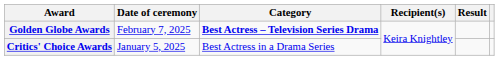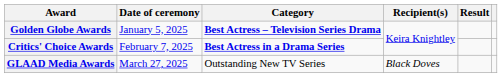(154, 30) February 7, 2025 -> (153, 30) January 5, 2025
(151, 47) January 5, 2025 -> (156, 47) February 7, 2025
(268, 47) normal -> (274, 47) bold
+ row: (61, 64)
